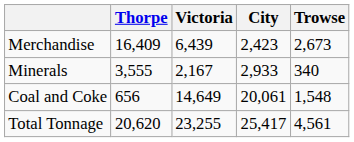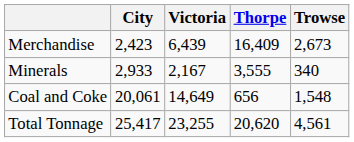columns swapped: (263, 17) <-> (141, 17)
